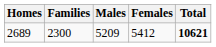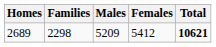(59, 32) 2300 -> (59, 32) 2298
